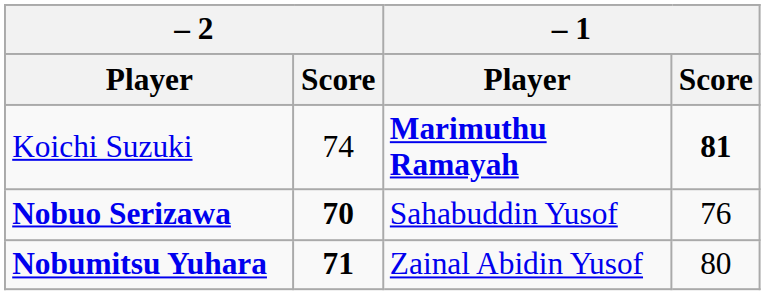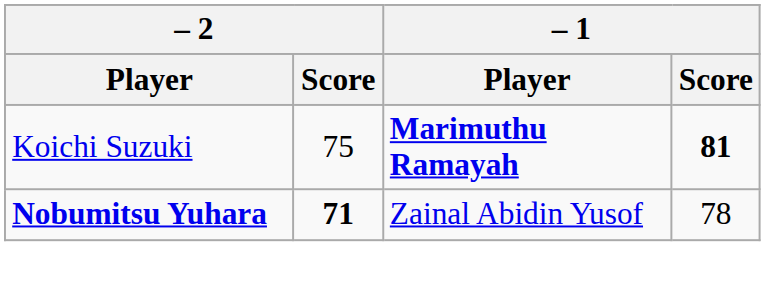(338, 146) 74 -> (338, 146) 75
- row: (122, 213)
(716, 263) 80 -> (716, 213) 78
